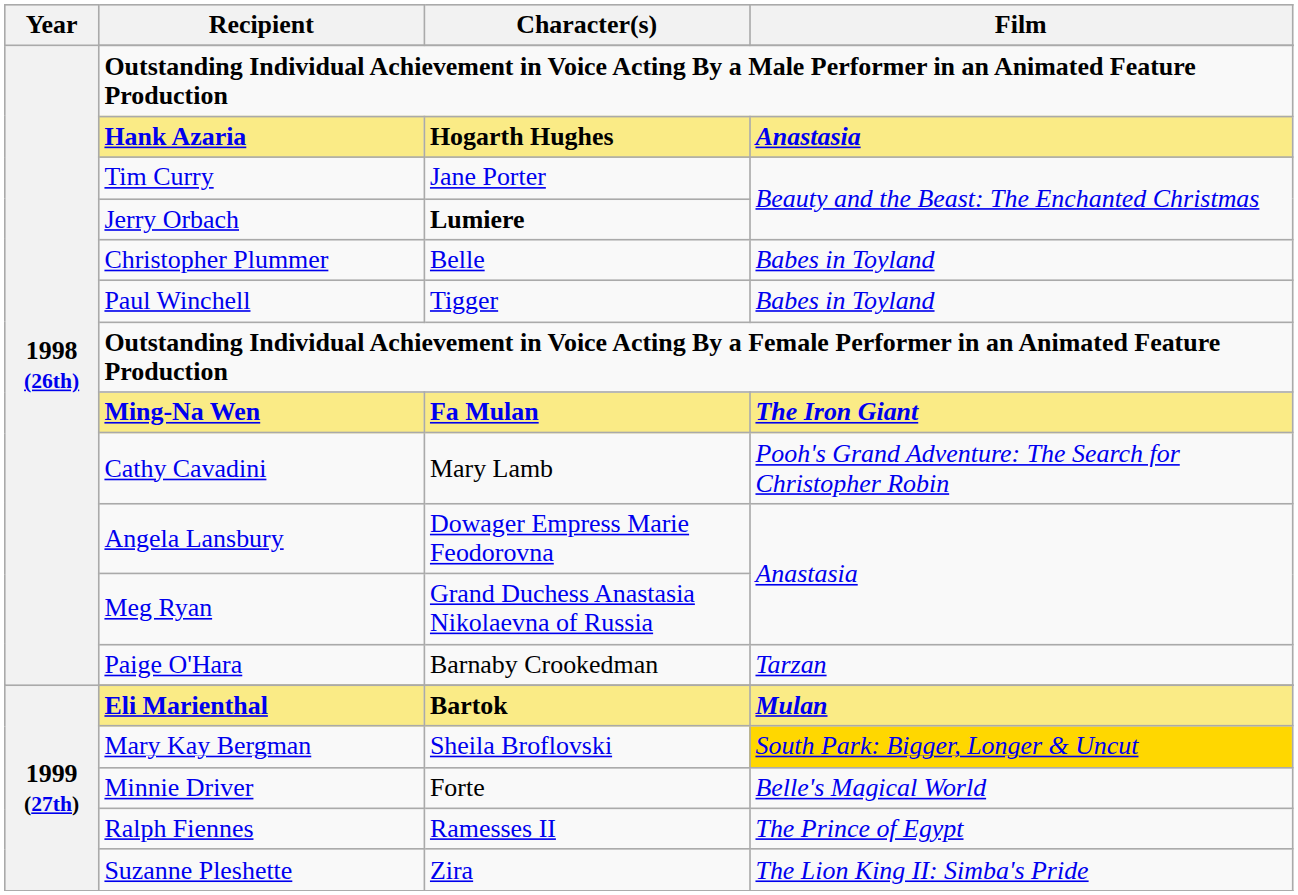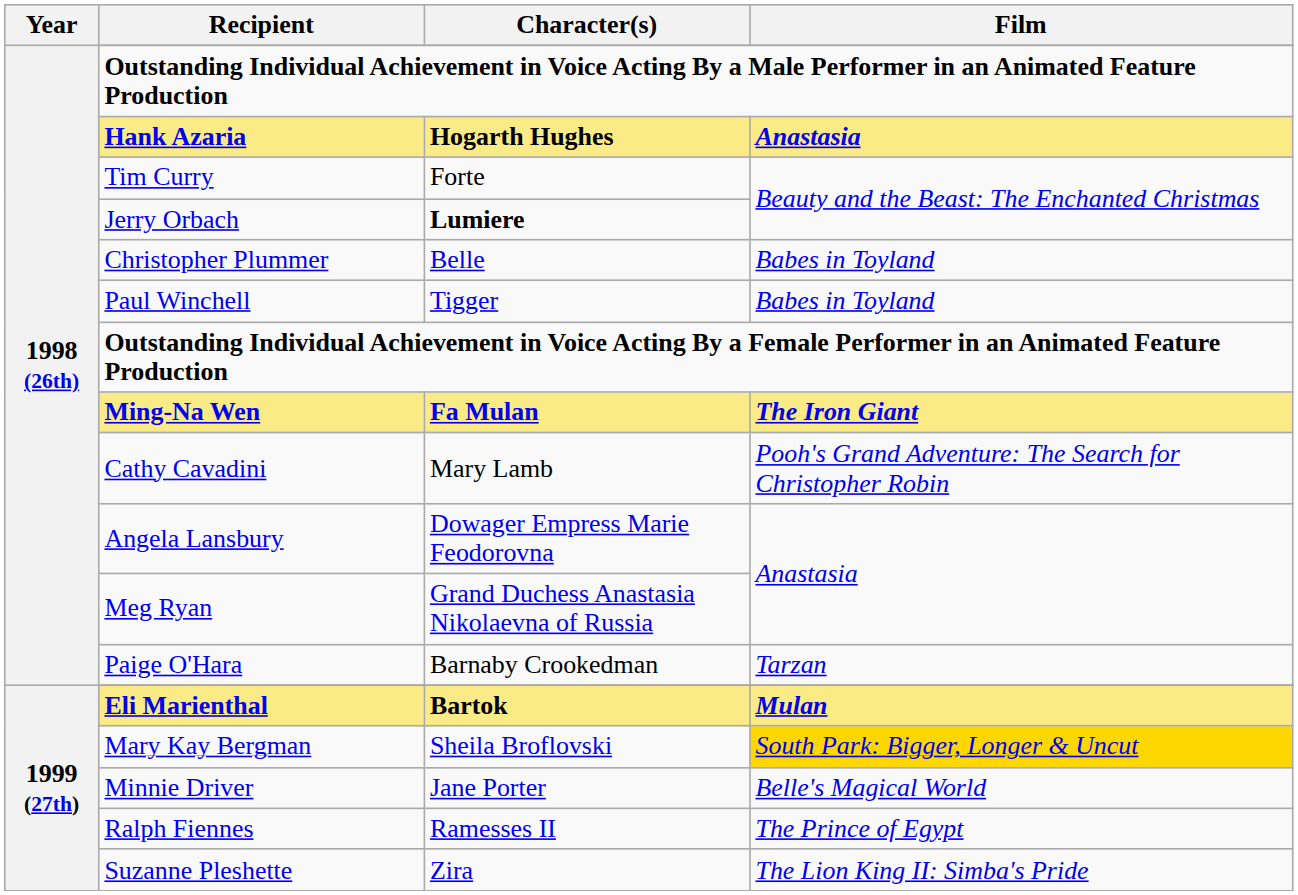(488, 177) Jane Porter -> (457, 177) Forte
(457, 787) Forte -> (488, 787) Jane Porter
